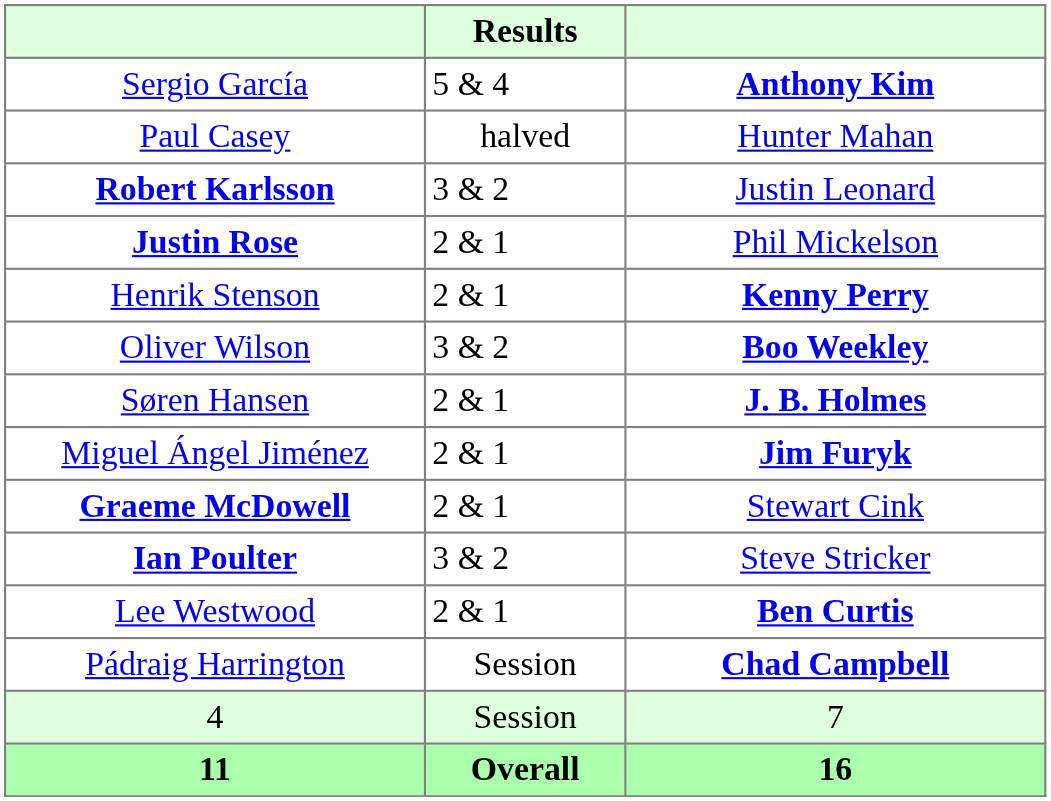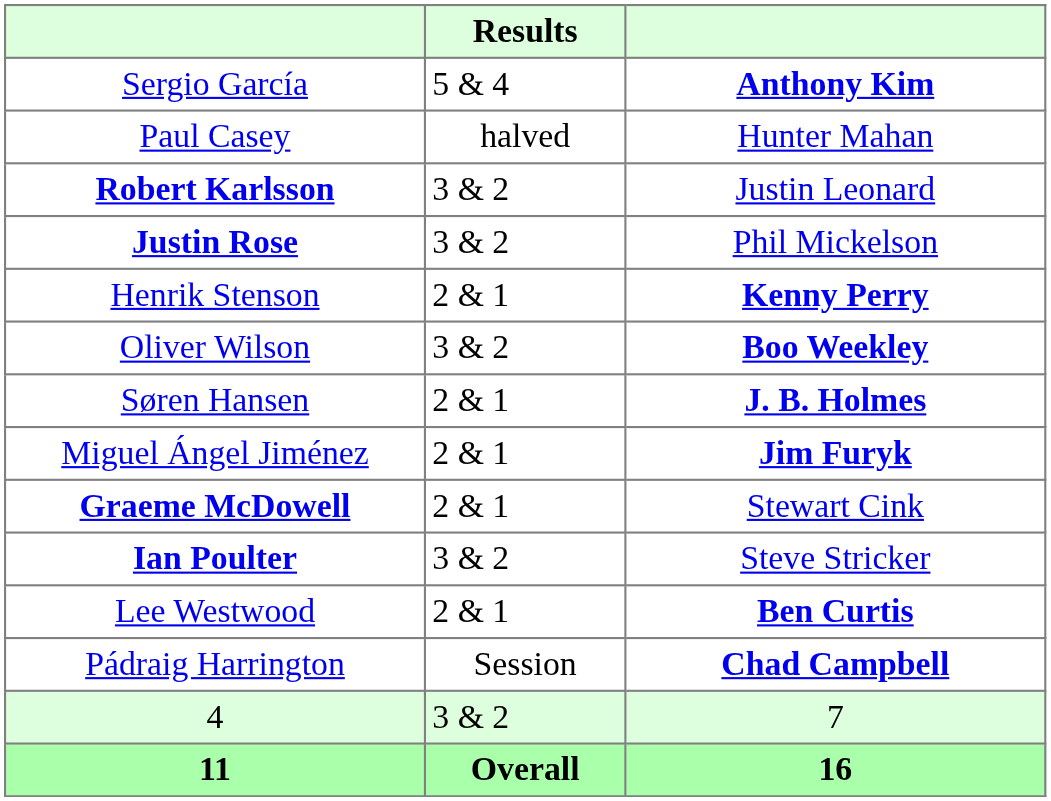(471, 241) 2 & 1 -> (471, 241) 3 & 2
(525, 716) Session -> (471, 716) 3 & 2
